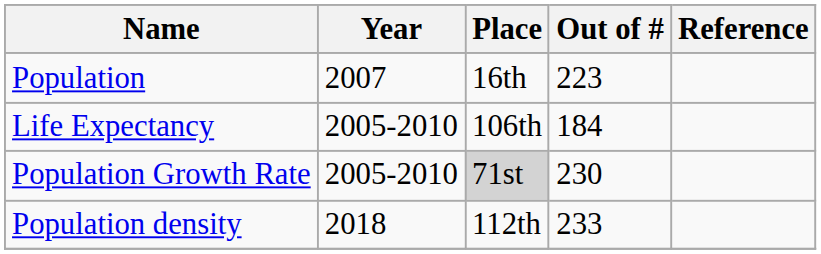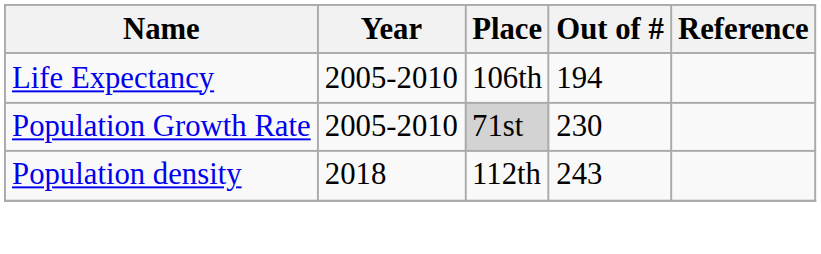- row: (79, 77)
(579, 126) 184 -> (579, 77) 194
(579, 223) 233 -> (579, 175) 243
